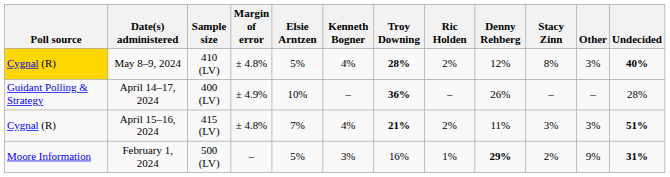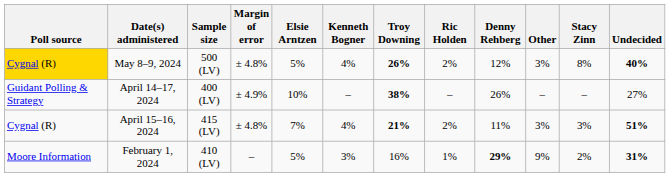columns swapped: (551, 33) <-> (593, 39)
(209, 64) 410 (LV) -> (209, 64) 500 (LV)
(399, 64) 28% -> (399, 64) 26%
(399, 95) 36% -> (399, 95) 38%
(637, 95) 28% -> (637, 95) 27%
(209, 157) 500 (LV) -> (209, 157) 410 (LV)
